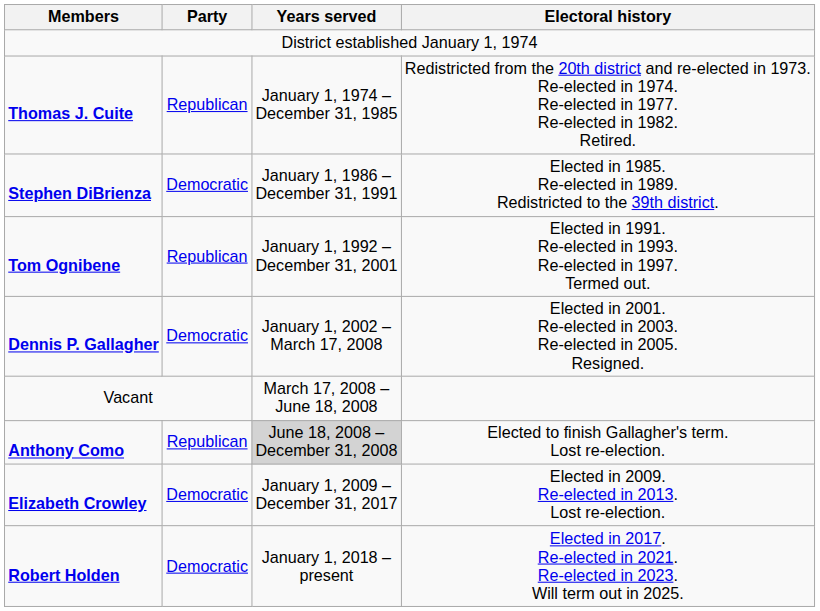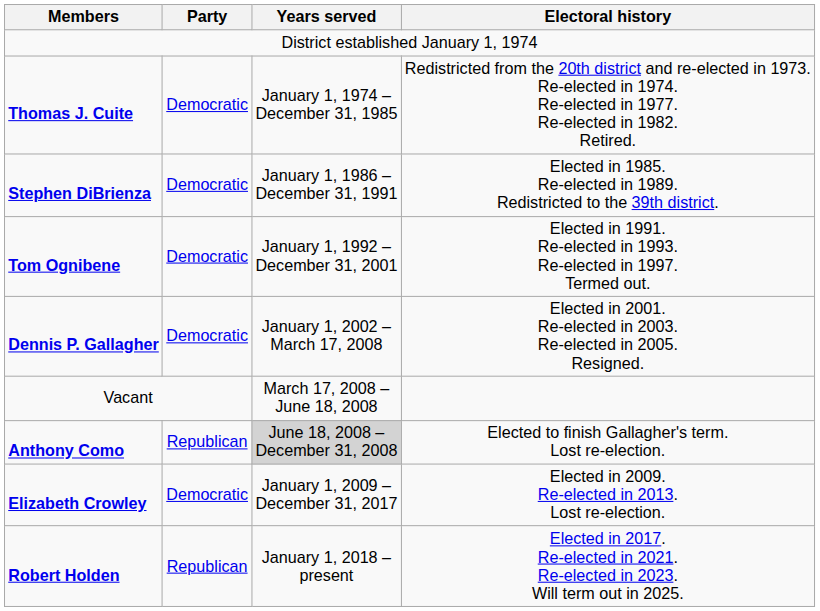(207, 104) Republican -> (207, 104) Democratic
(207, 256) Republican -> (207, 256) Democratic
(207, 566) Democratic -> (207, 566) Republican
